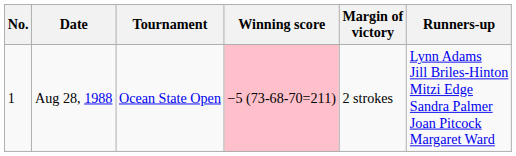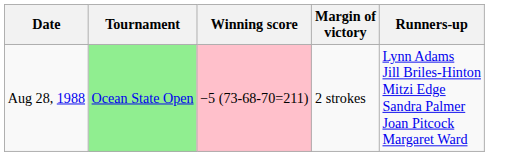- column: (18, 24)
(170, 98) no background -> (143, 98) lightgreen background
